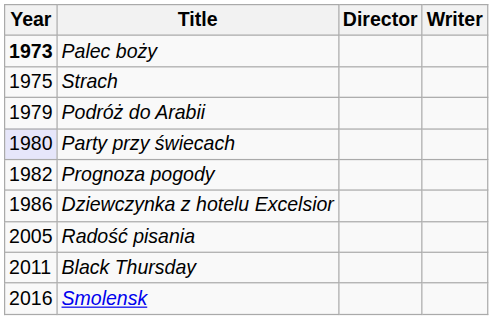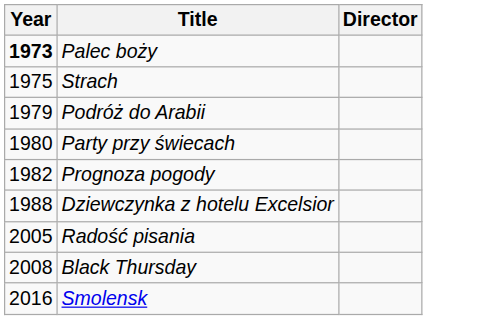- column: (455, 19)
(31, 143) lavender background -> (31, 143) no background
(31, 205) 1986 -> (31, 205) 1988
(30, 267) 2011 -> (31, 267) 2008
